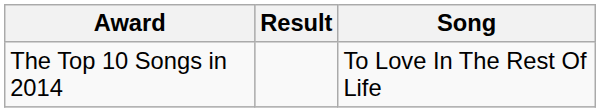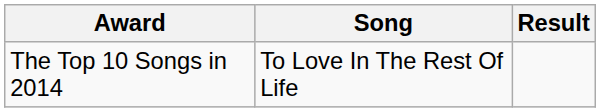columns swapped: (467, 23) <-> (296, 23)
